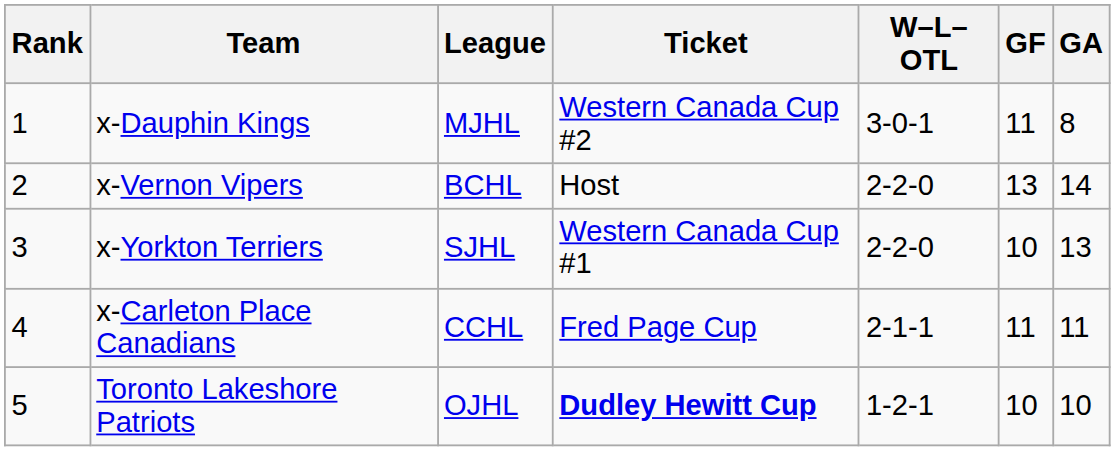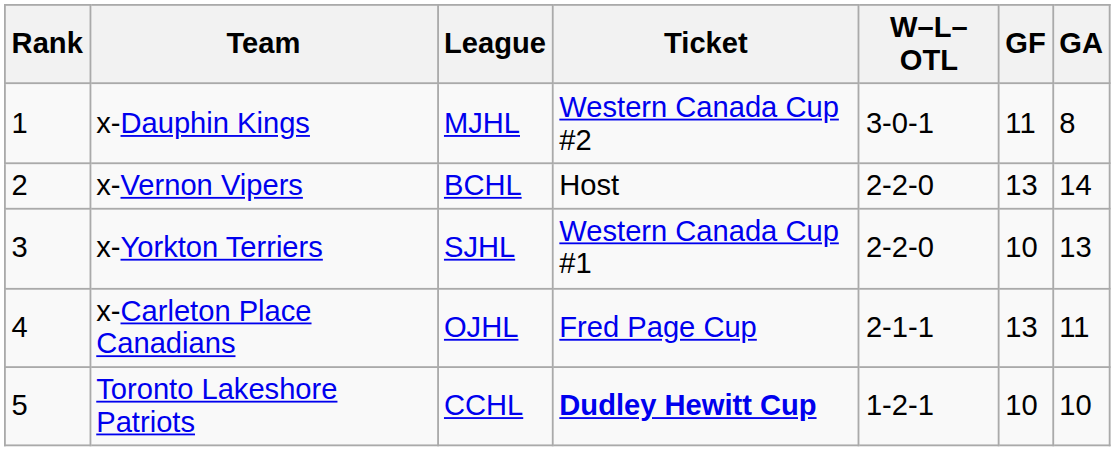(484, 326) CCHL -> (481, 326) OJHL
(1020, 326) 11 -> (1022, 326) 13
(481, 405) OJHL -> (484, 405) CCHL
